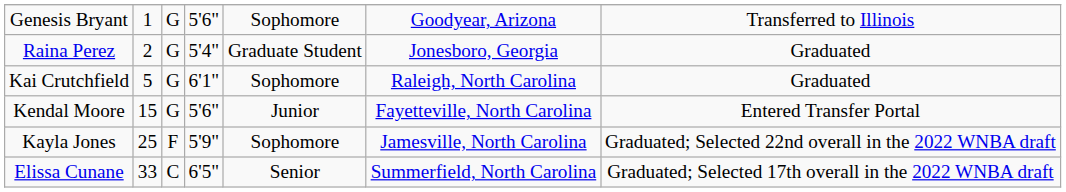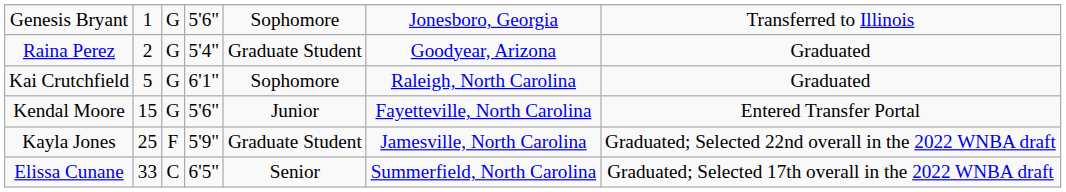(483, 19) Goodyear, Arizona -> (483, 19) Jonesboro, Georgia
(483, 50) Jonesboro, Georgia -> (483, 50) Goodyear, Arizona
(295, 141) Sophomore -> (295, 141) Graduate Student
